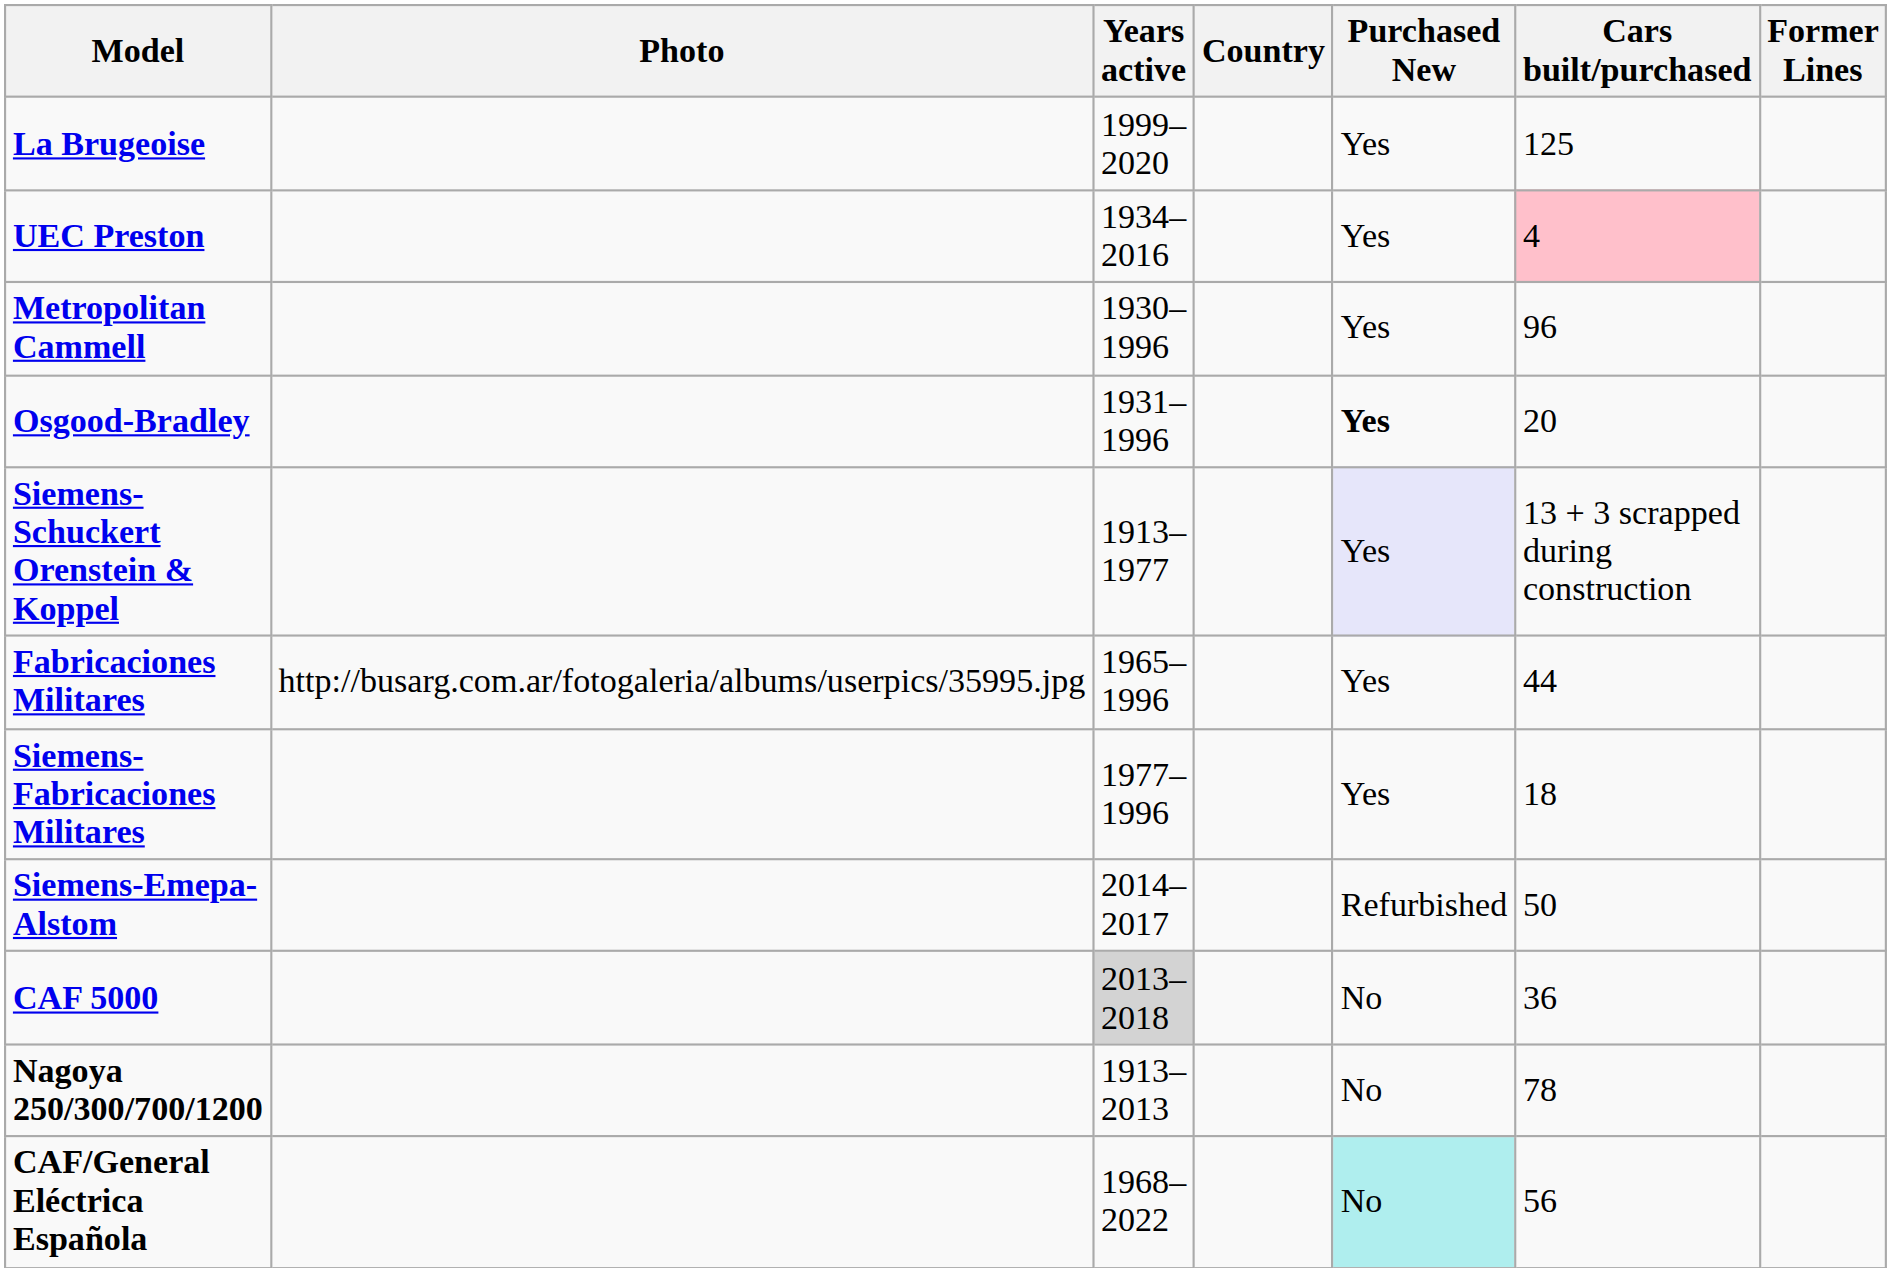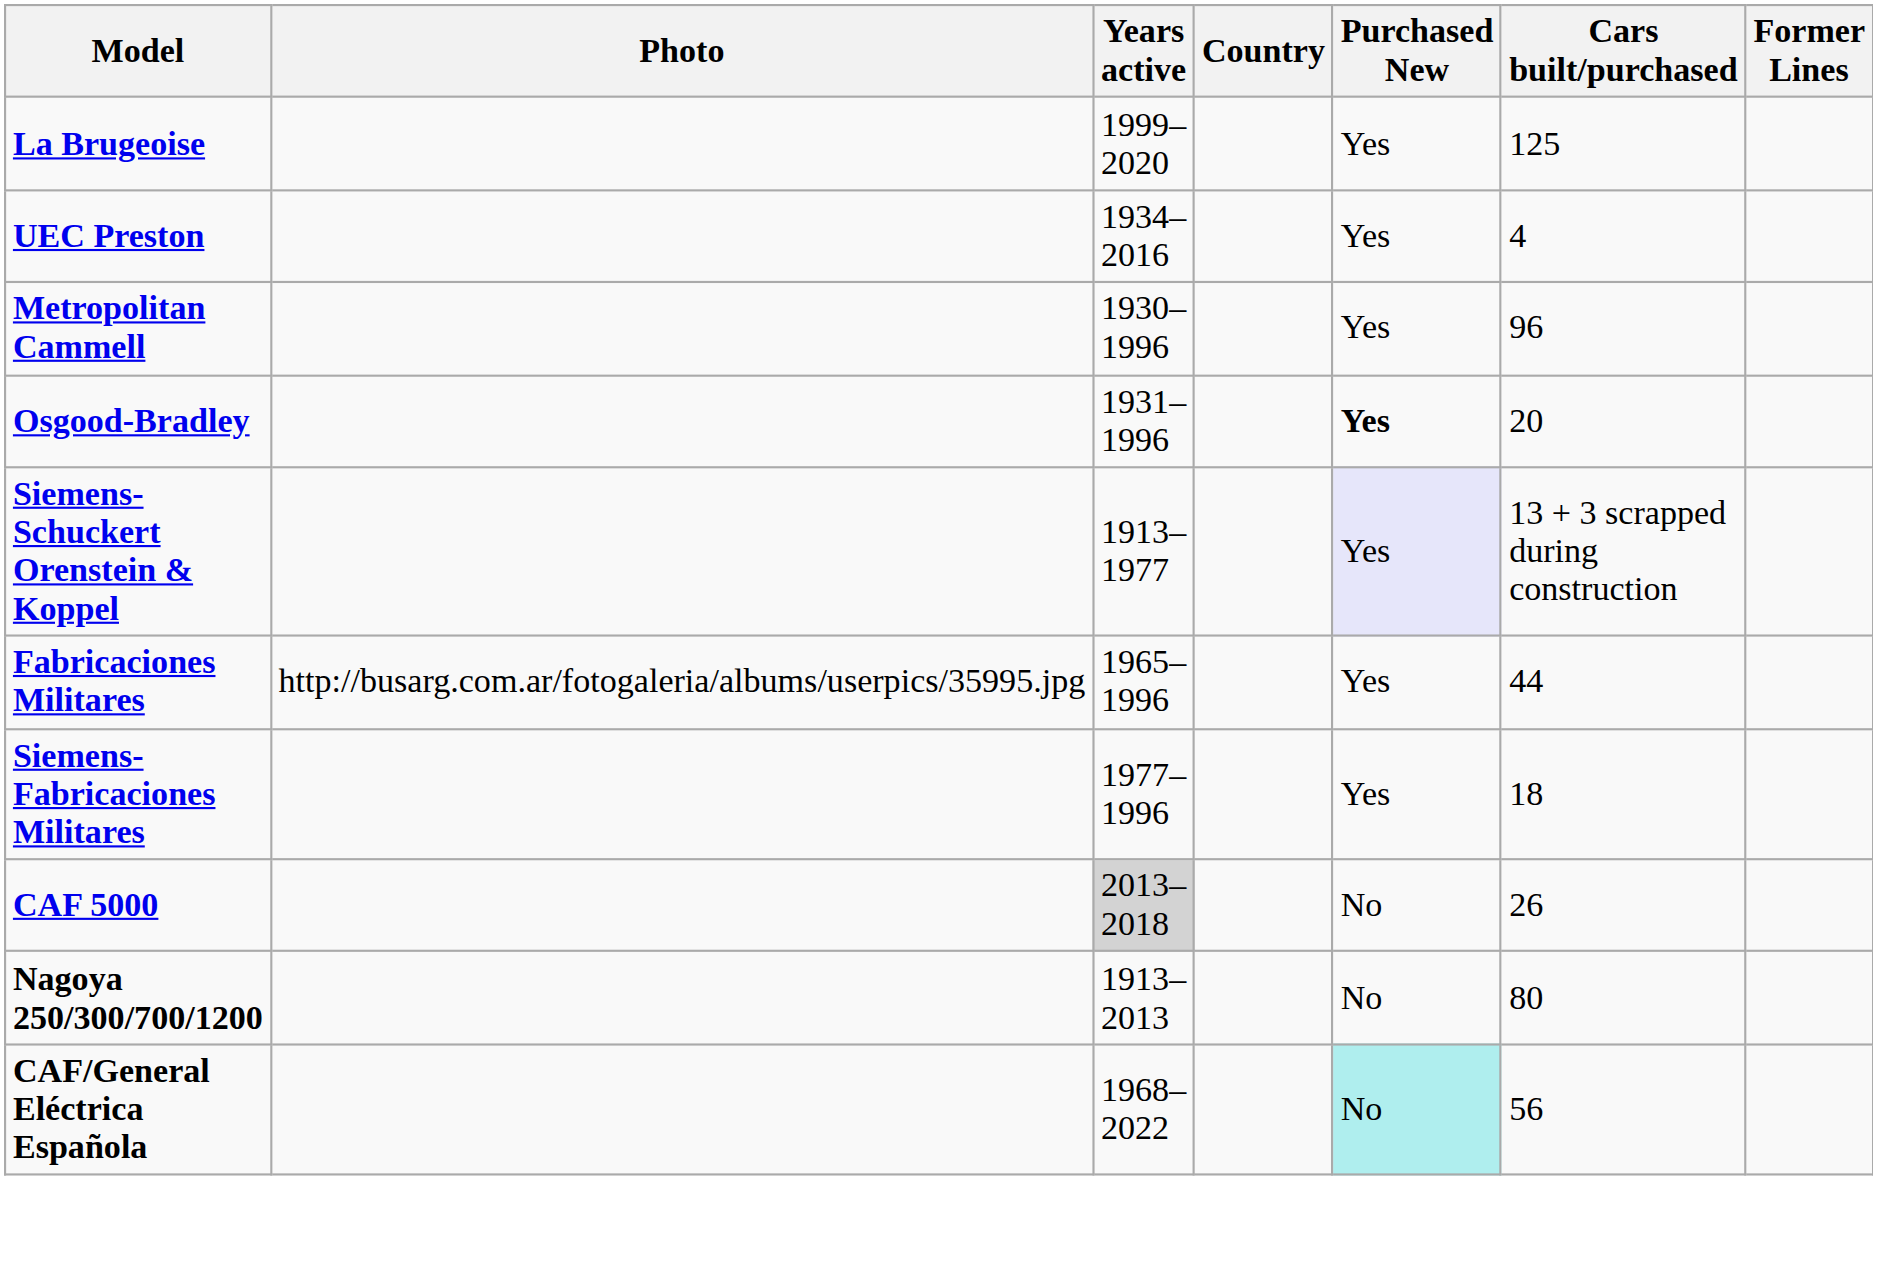(1531, 235) pink background -> (1518, 235) no background
- row: (135, 904)
(1540, 997) 36 -> (1526, 904) 26
(1540, 1089) 78 -> (1526, 997) 80
